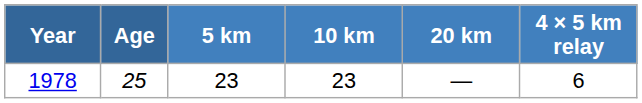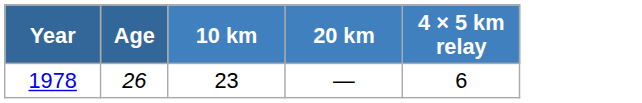- column: (227, 34)
(134, 81) 25 -> (134, 81) 26
